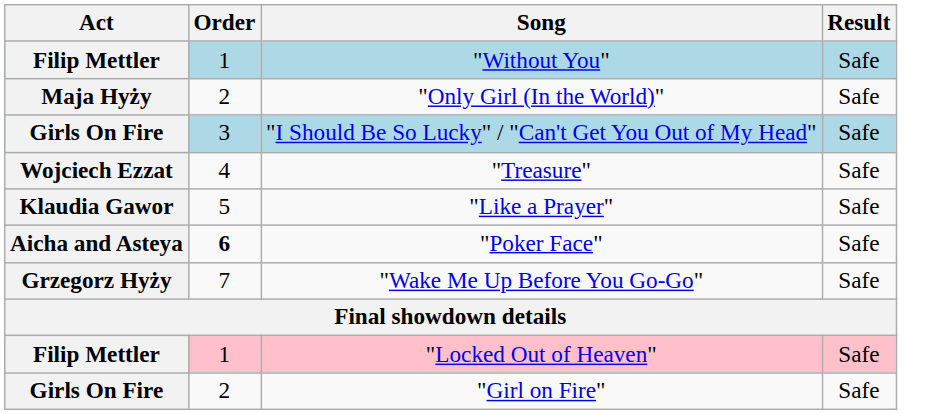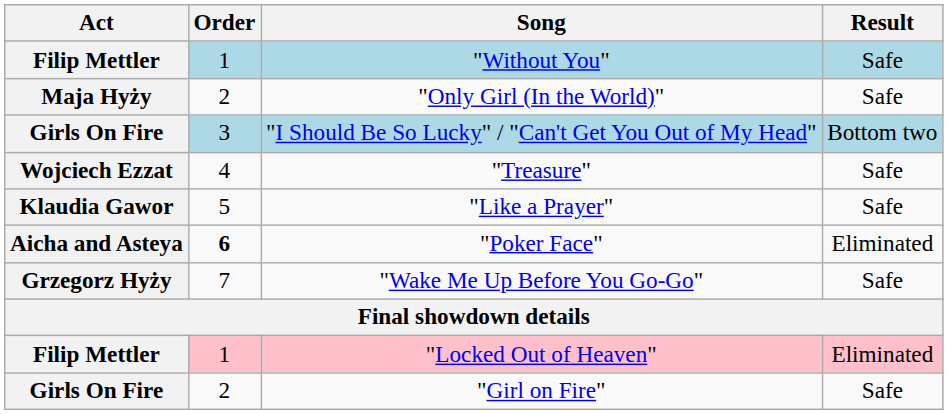(859, 133) Safe -> (882, 133) Bottom two
(859, 243) Safe -> (882, 243) Eliminated
(859, 354) Safe -> (882, 354) Eliminated
